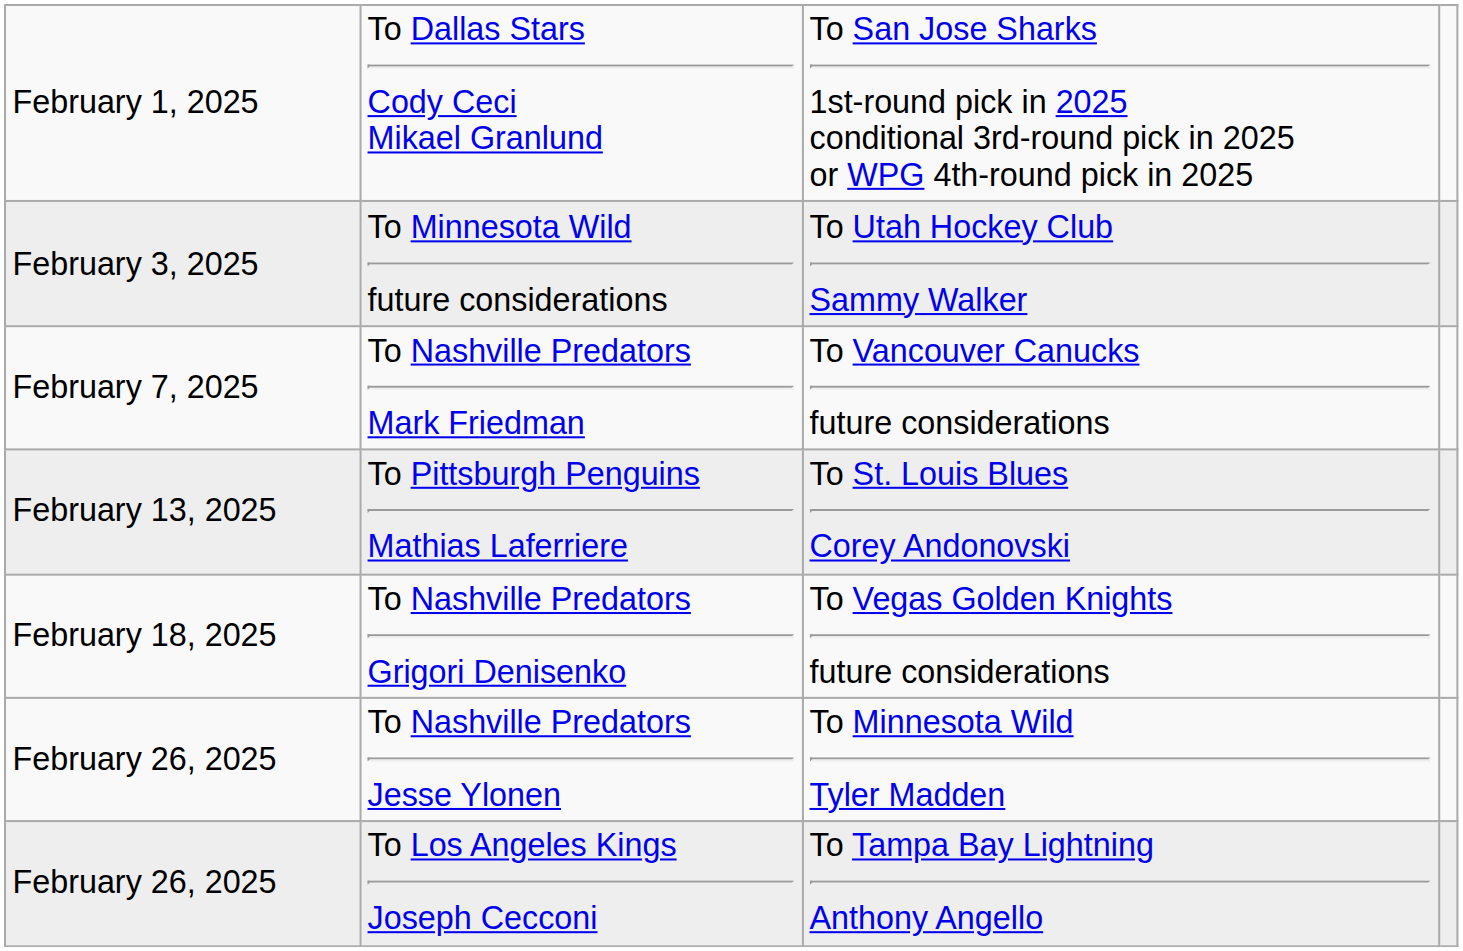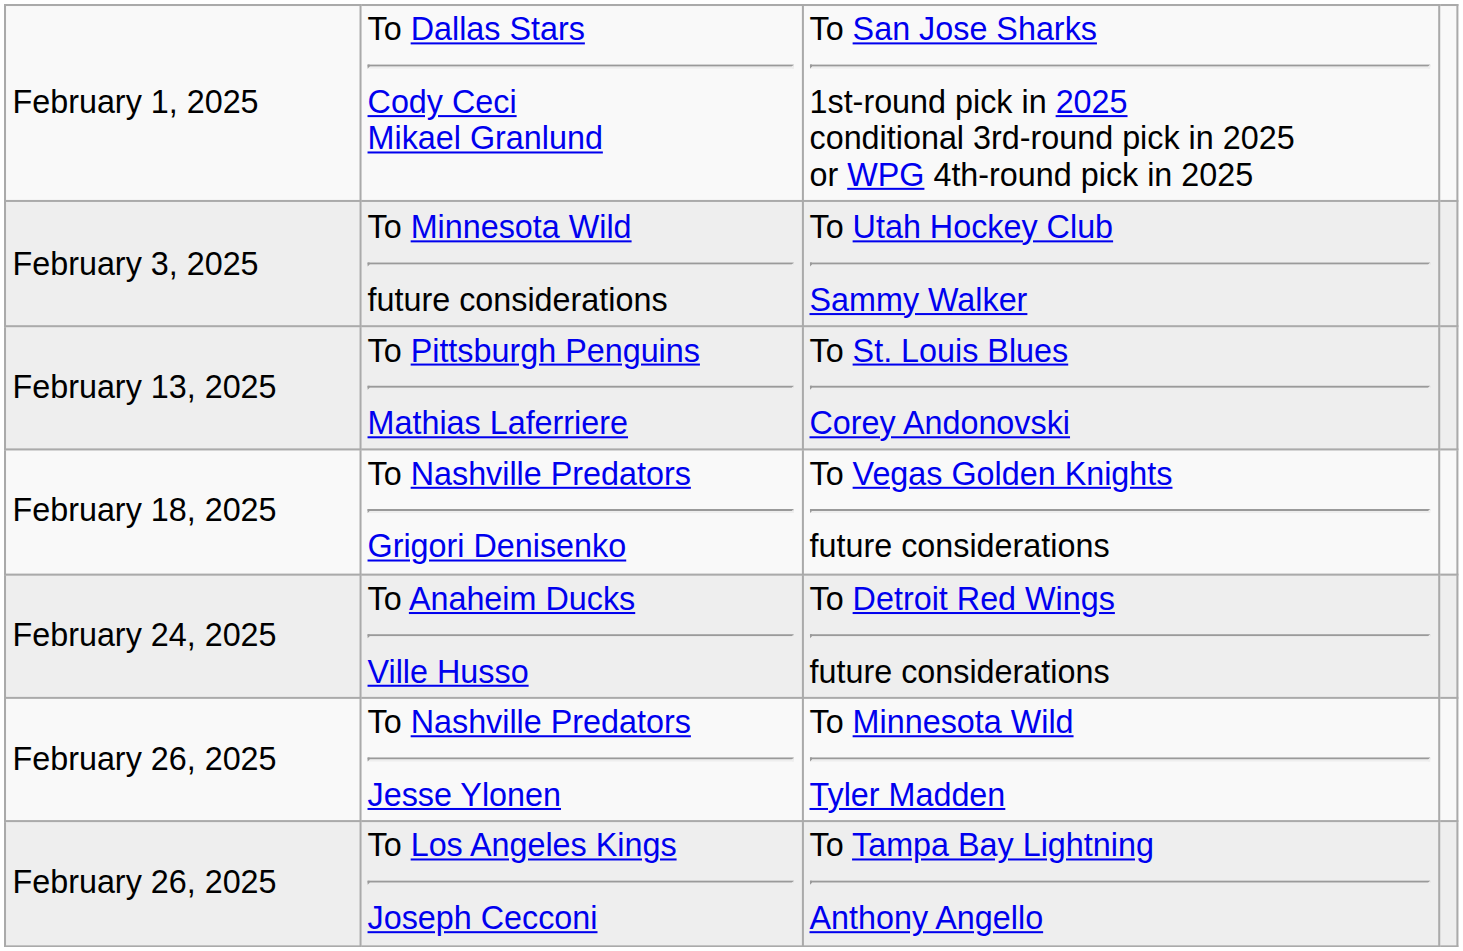- row: (581, 387)
+ row: (581, 635)
